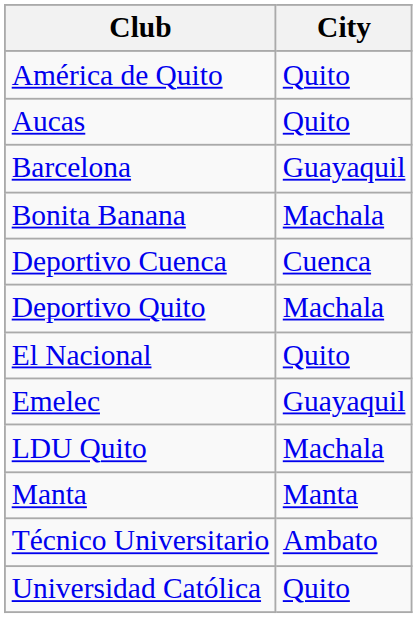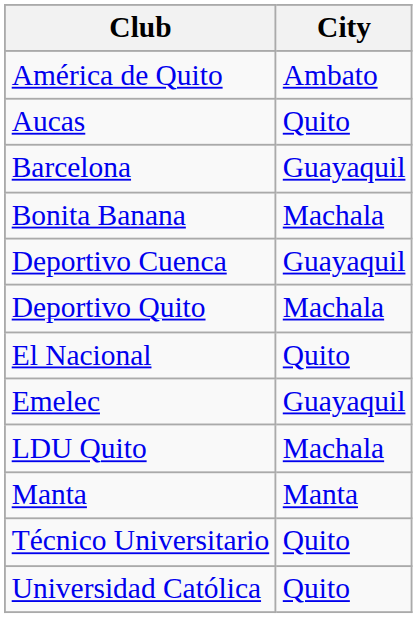(316, 74) Quito -> (330, 74) Ambato
(327, 261) Cuenca -> (344, 261) Guayaquil
(330, 541) Ambato -> (316, 541) Quito
